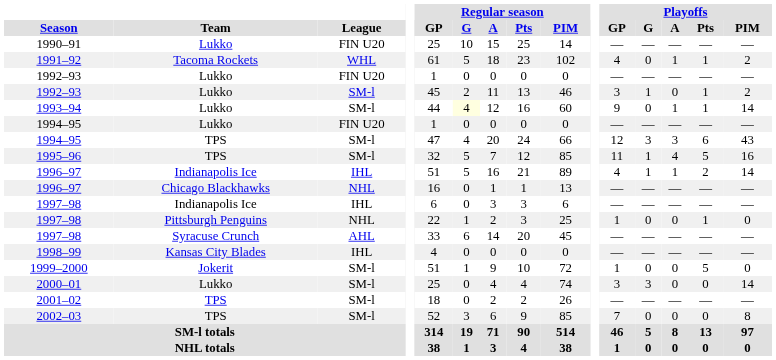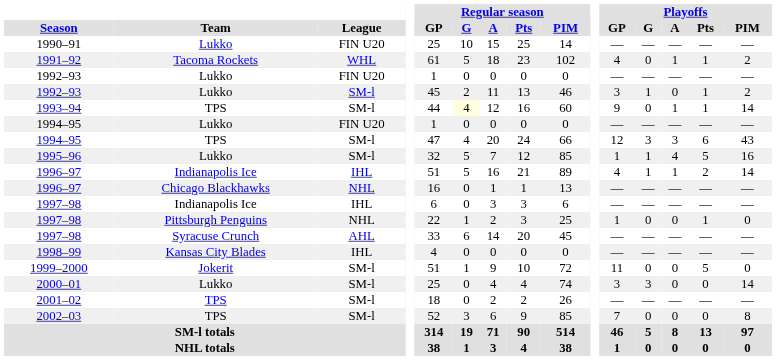(216, 108) Lukko -> (216, 108) TPS
(216, 156) TPS -> (216, 156) Lukko
(617, 156) 11 -> (617, 156) 1
(617, 268) 1 -> (617, 268) 11
